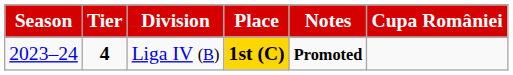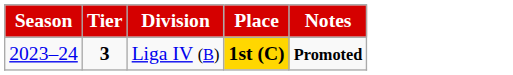- column: (437, 21)
(105, 53) 4 -> (105, 53) 3
